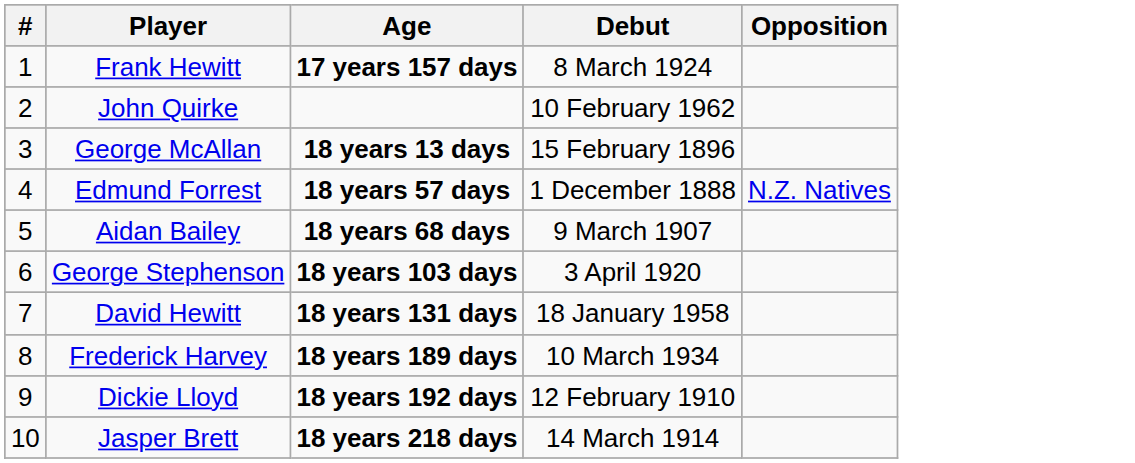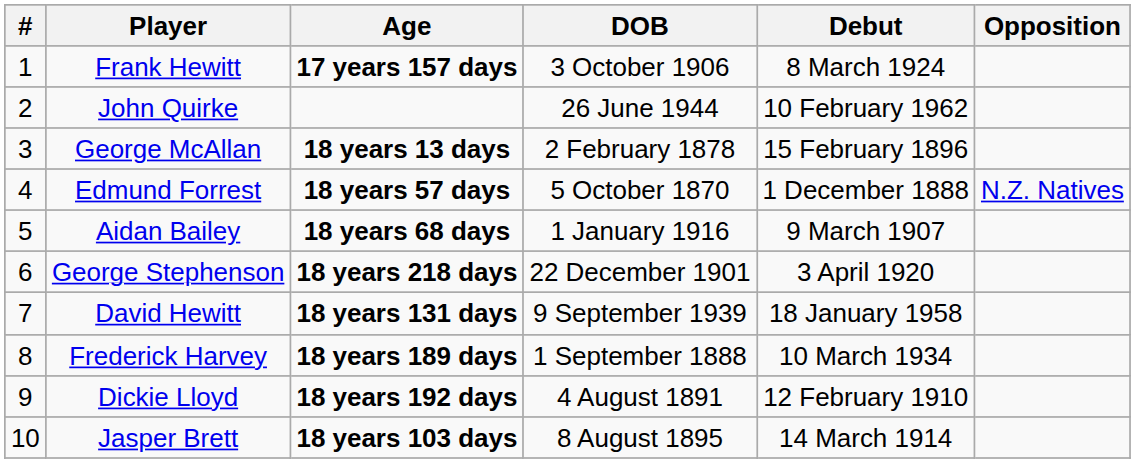+ column: (640, 26)
(407, 272) 18 years 103 days -> (407, 272) 18 years 218 days
(407, 437) 18 years 218 days -> (407, 437) 18 years 103 days
